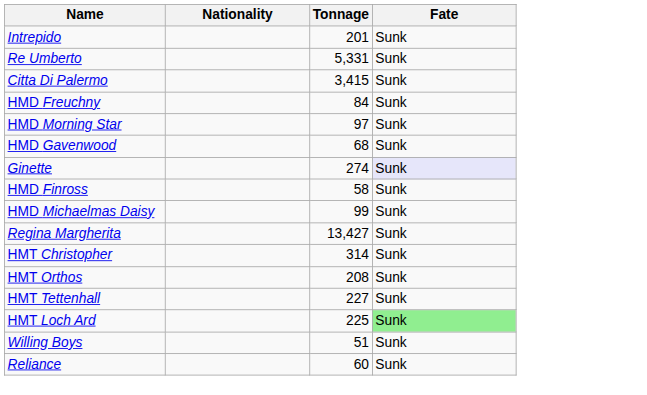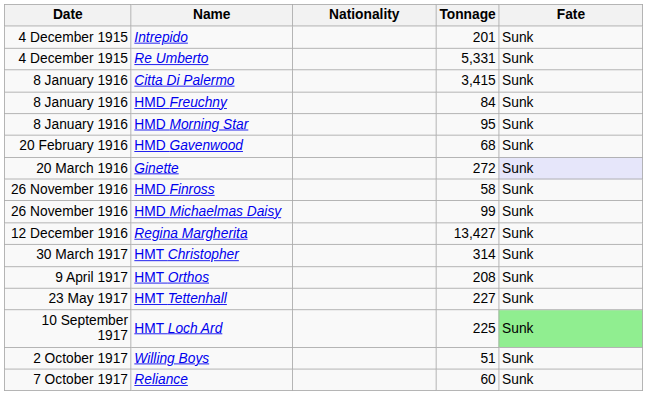+ column: (68, 15)
(361, 124) 97 -> (488, 124) 95
(358, 168) 274 -> (484, 168) 272
